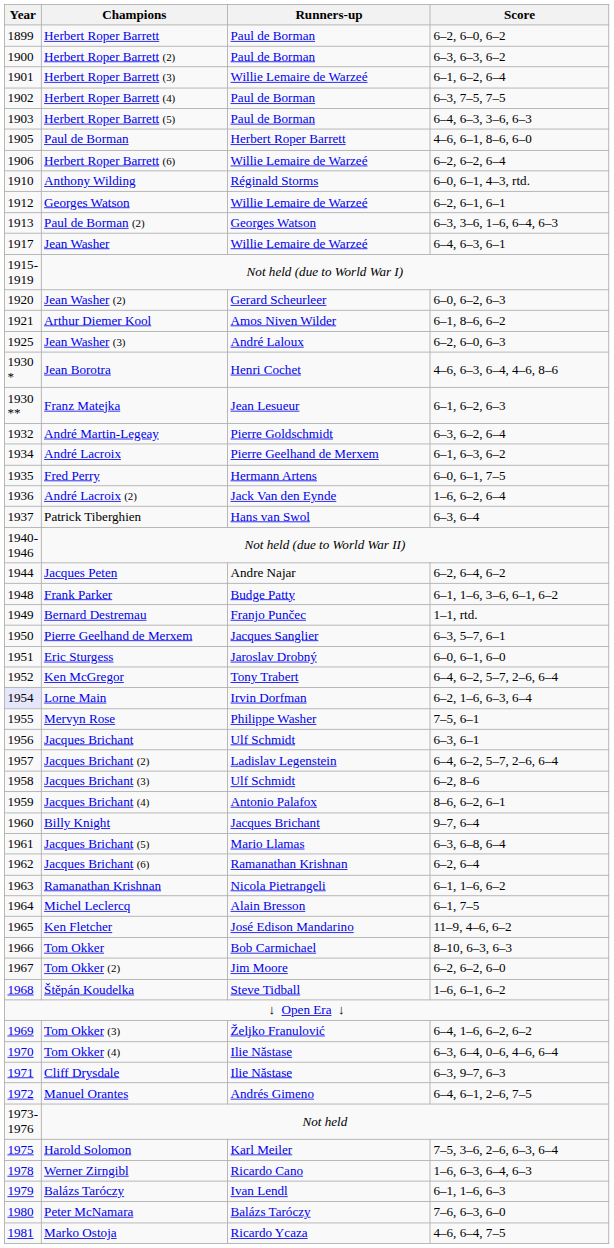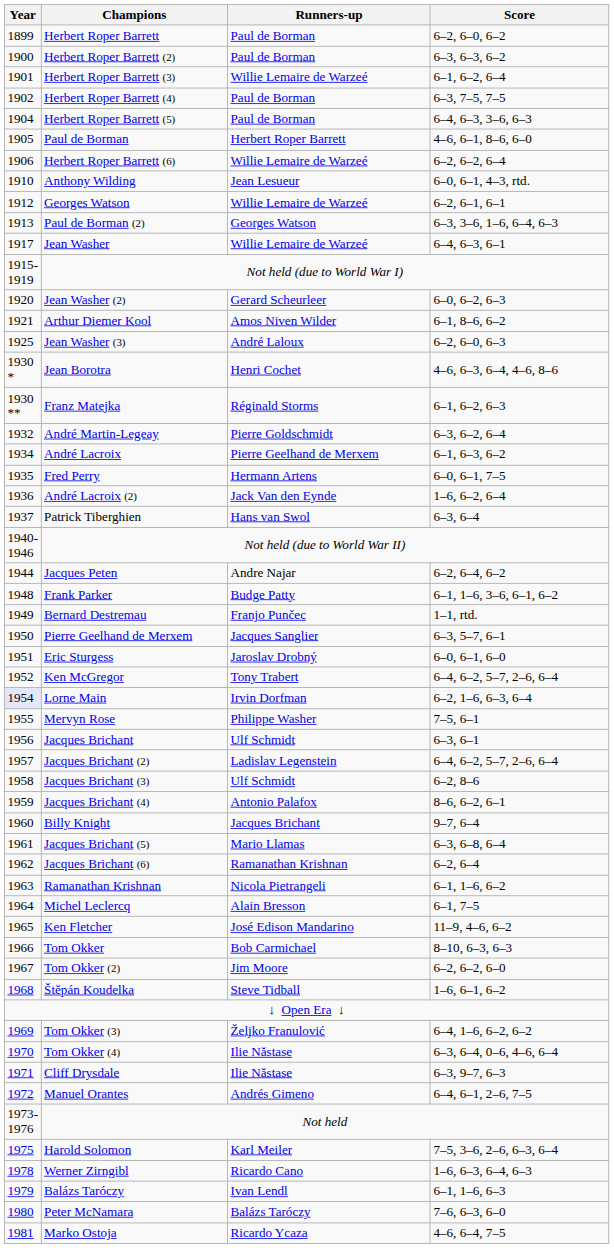(21, 118) 1903 -> (21, 118) 1904
(274, 181) Réginald Storms -> (265, 181) Jean Lesueur
(265, 405) Jean Lesueur -> (274, 405) Réginald Storms
